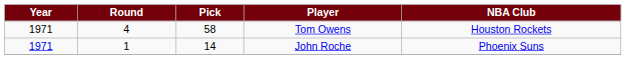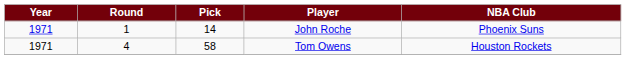rows swapped: (323, 46) <-> (323, 29)
